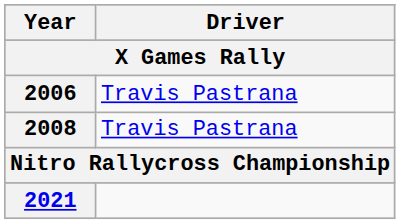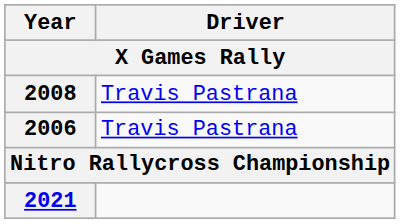rows swapped: (50, 94) <-> (50, 129)
